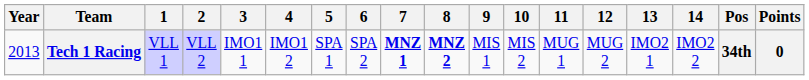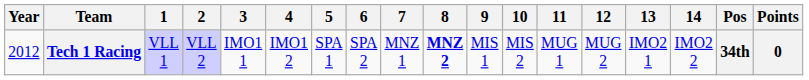(24, 51) 2013 -> (24, 51) 2012
(403, 51) bold -> (402, 51) normal
